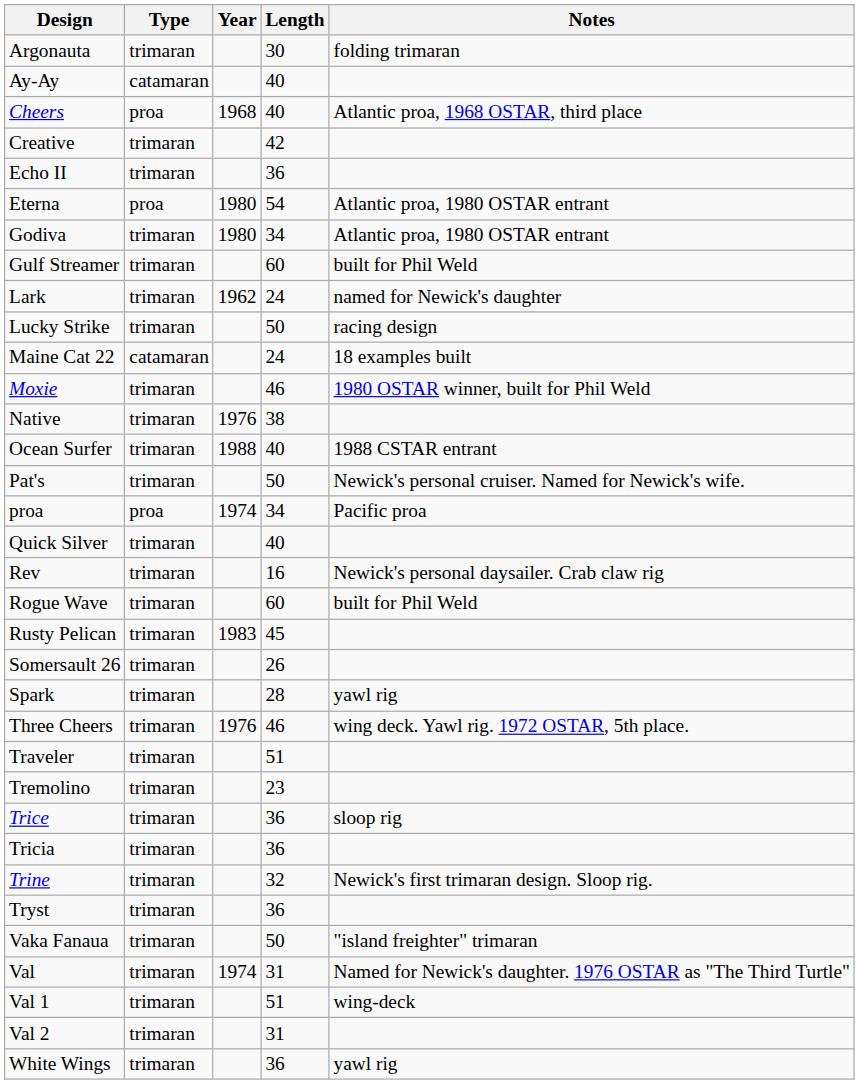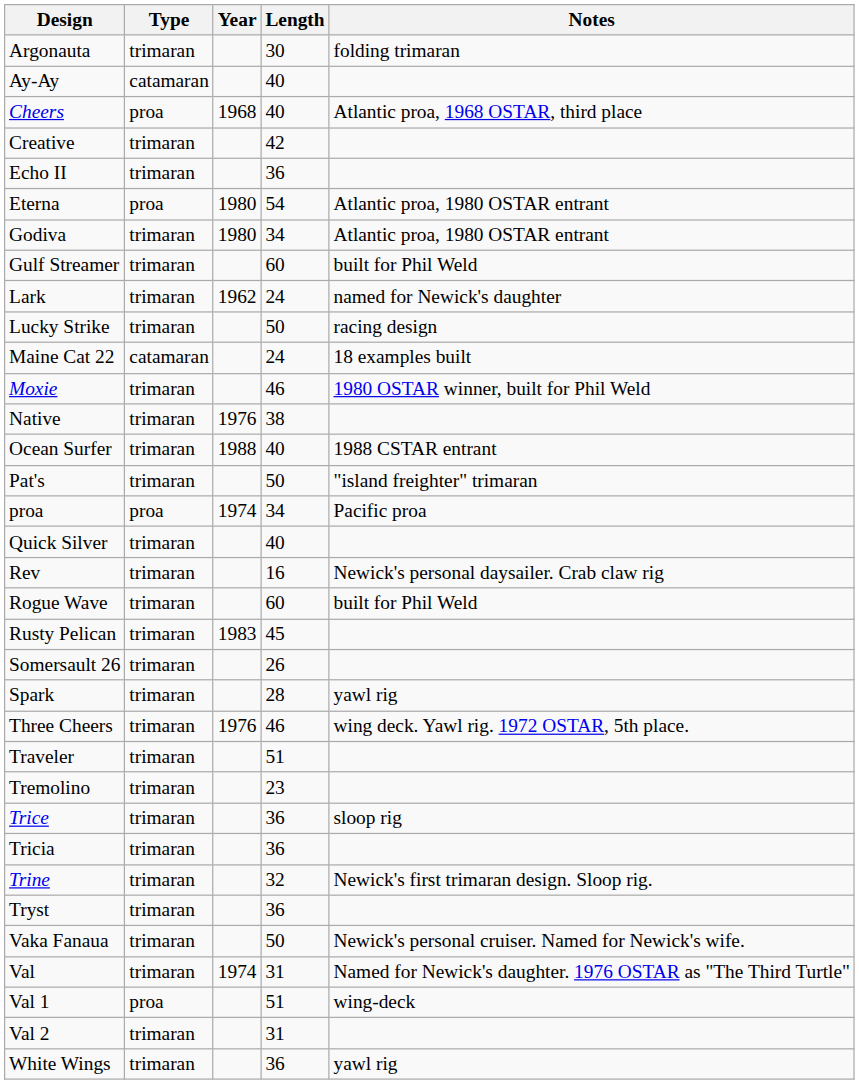(539, 480) Newick's personal cruiser. Named for Newick's wife. -> (435, 480) "island freighter" trimaran
(435, 940) "island freighter" trimaran -> (539, 940) Newick's personal cruiser. Named for Newick's wife.
(162, 1002) trimaran -> (147, 1002) proa
